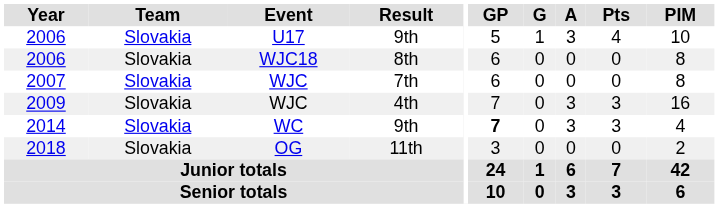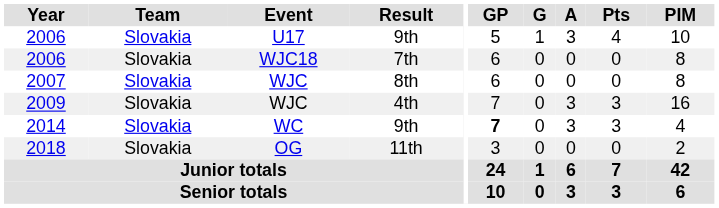(406, 59) 8th -> (406, 59) 7th
(406, 81) 7th -> (406, 81) 8th
